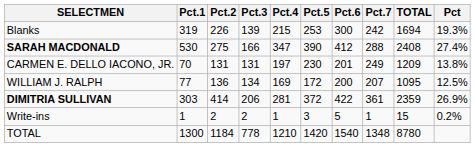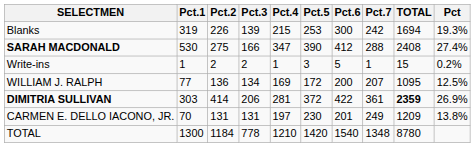rows swapped: (91, 64) <-> (28, 116)
(409, 99) normal -> (409, 99) bold
